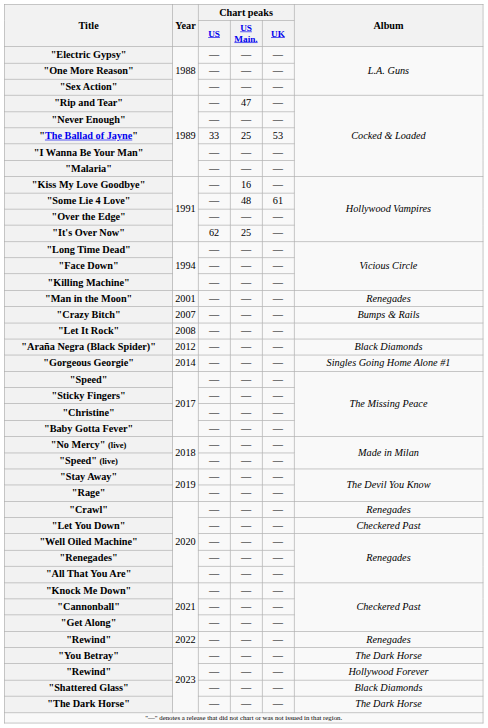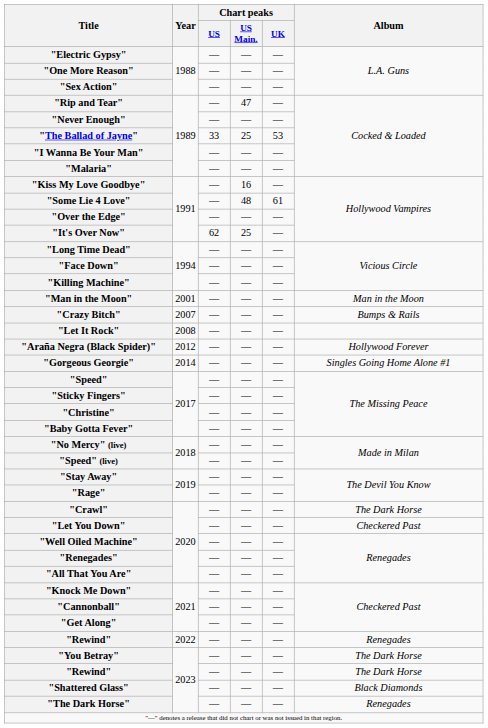(388, 298) Renegades -> (388, 298) Man in the Moon
(388, 347) Black Diamonds -> (388, 347) Hollywood Forever
(388, 509) Renegades -> (388, 509) The Dark Horse
(388, 672) Hollywood Forever -> (388, 672) The Dark Horse
(388, 704) The Dark Horse -> (388, 704) Renegades
